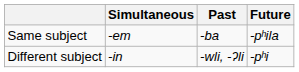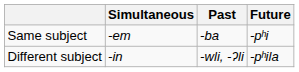(264, 35) -pʰila -> (259, 35) -pʰi
(259, 56) -pʰi -> (264, 56) -pʰila
